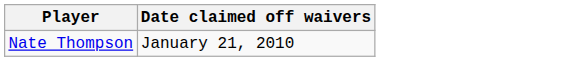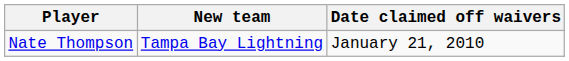+ column: (232, 18)
